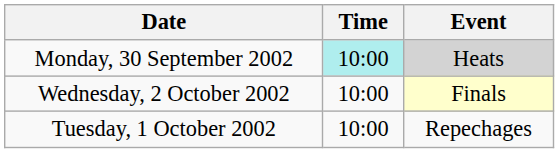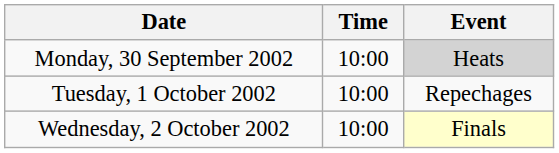(363, 57) paleturquoise background -> (363, 57) no background
rows swapped: (164, 128) <-> (164, 93)
